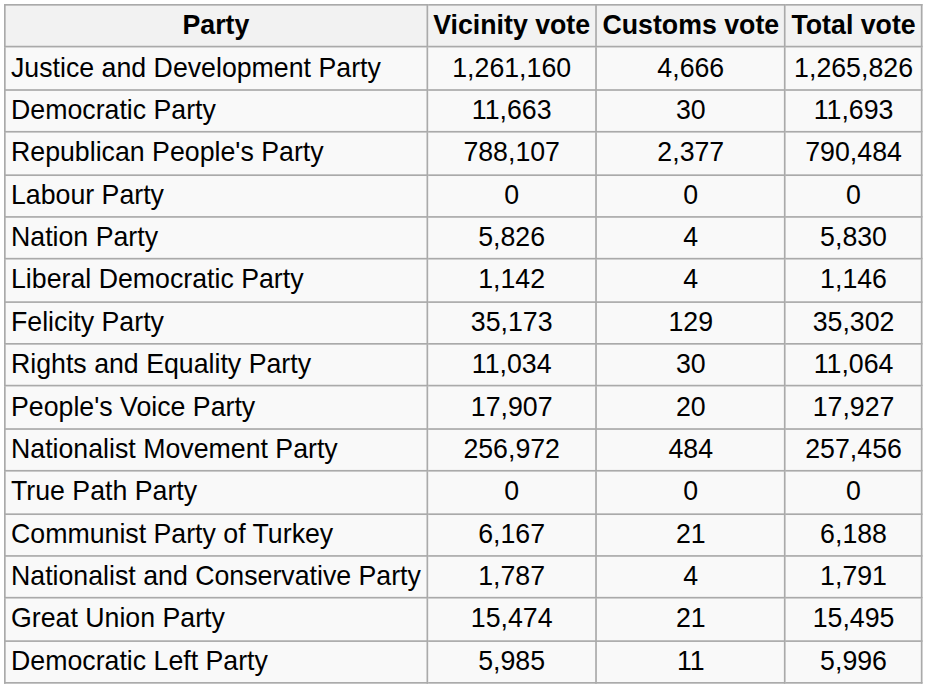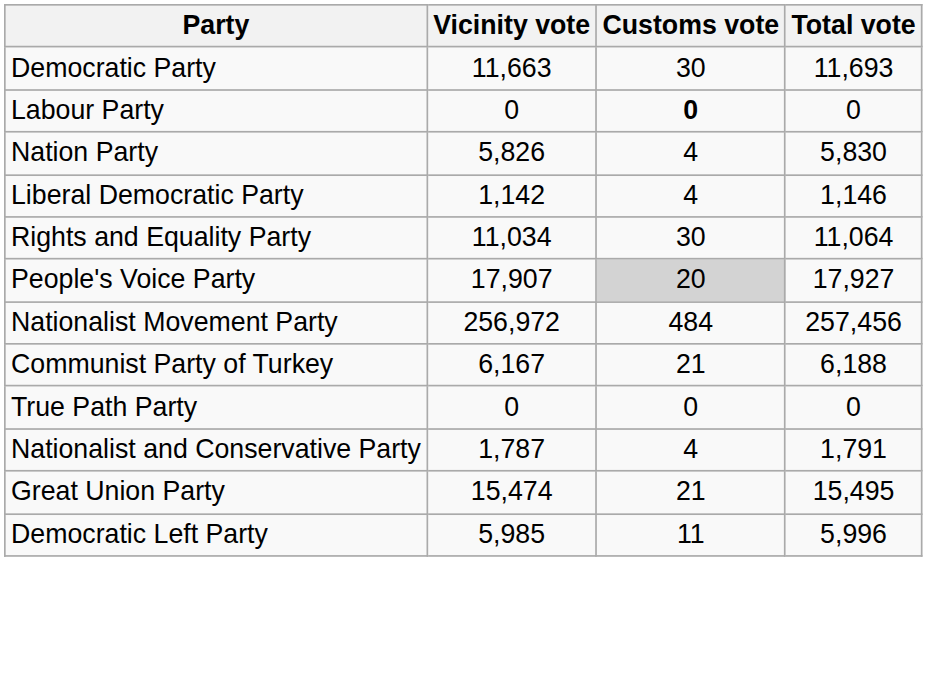- row: (196, 68)
- row: (167, 152)
(691, 195) normal -> (691, 110) bold
- row: (87, 322)
(691, 407) no background -> (691, 279) lightgrey background
rows swapped: (104, 491) <-> (172, 534)
